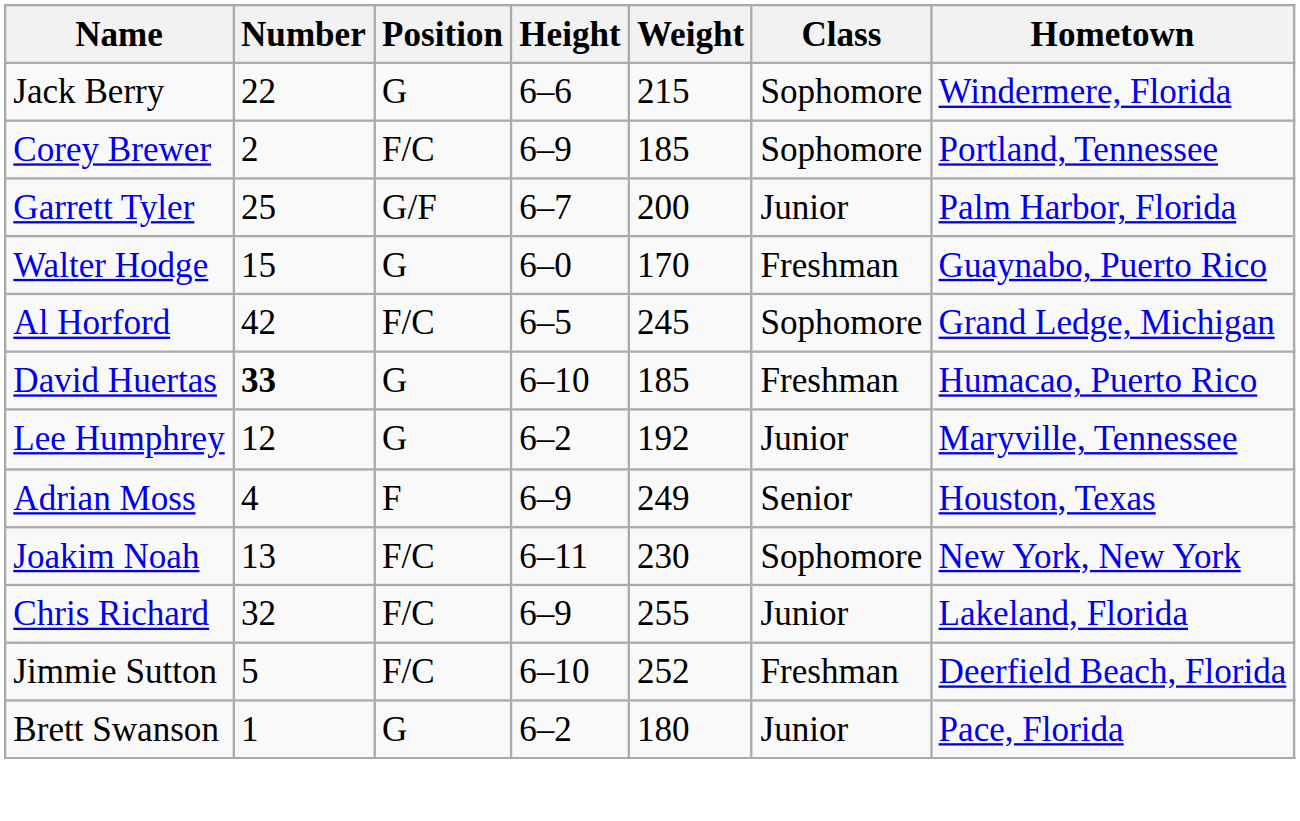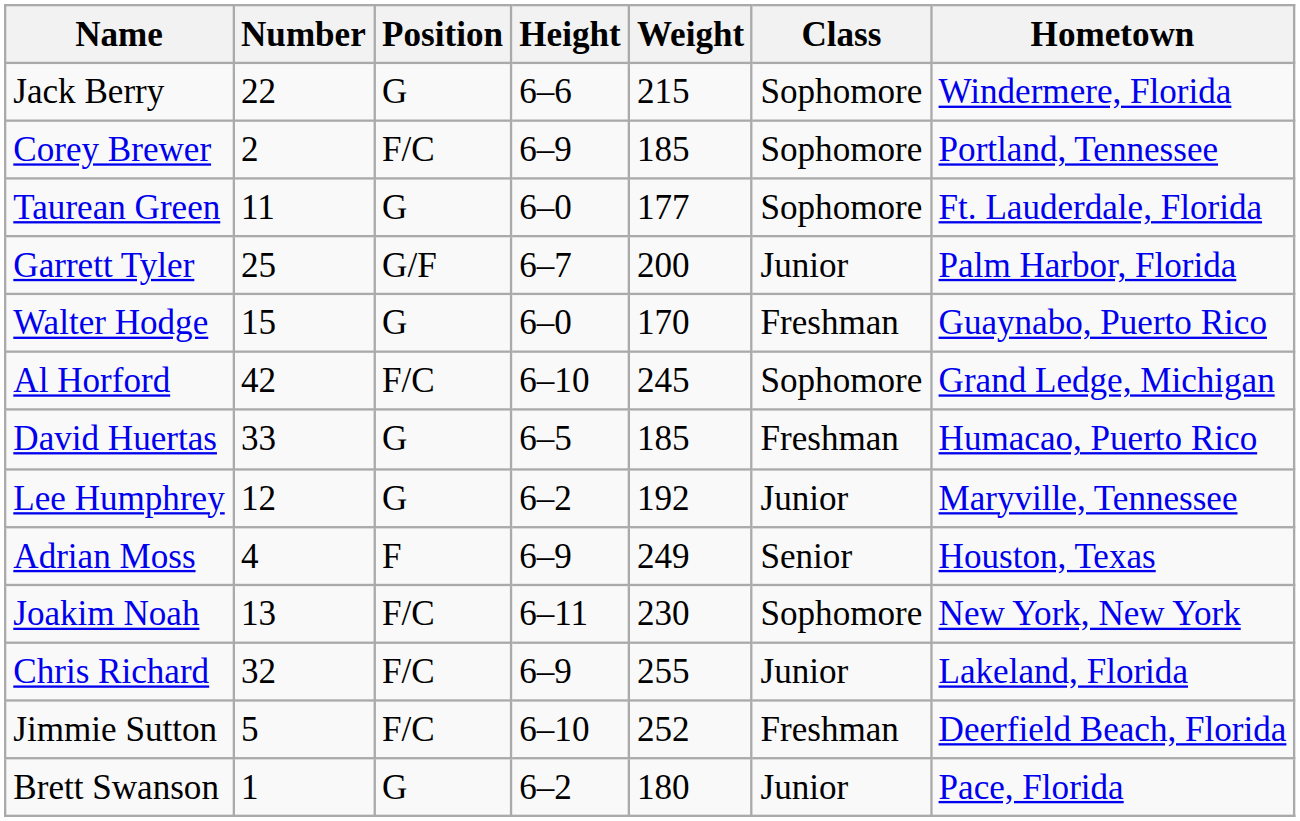+ row: (117, 207)
(546, 323) 6–5 -> (554, 381) 6–10
(259, 381) bold -> (259, 438) normal
(554, 381) 6–10 -> (546, 438) 6–5
